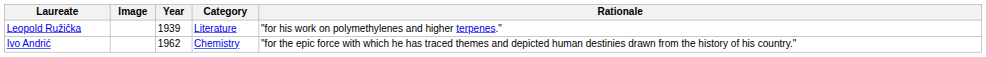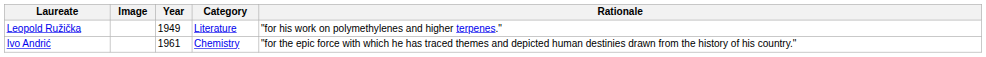(169, 28) 1939 -> (169, 28) 1949
(169, 44) 1962 -> (169, 44) 1961
